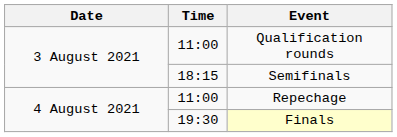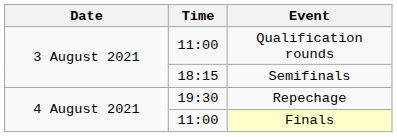(198, 98) 11:00 -> (198, 98) 19:30
(198, 120) 19:30 -> (198, 120) 11:00
